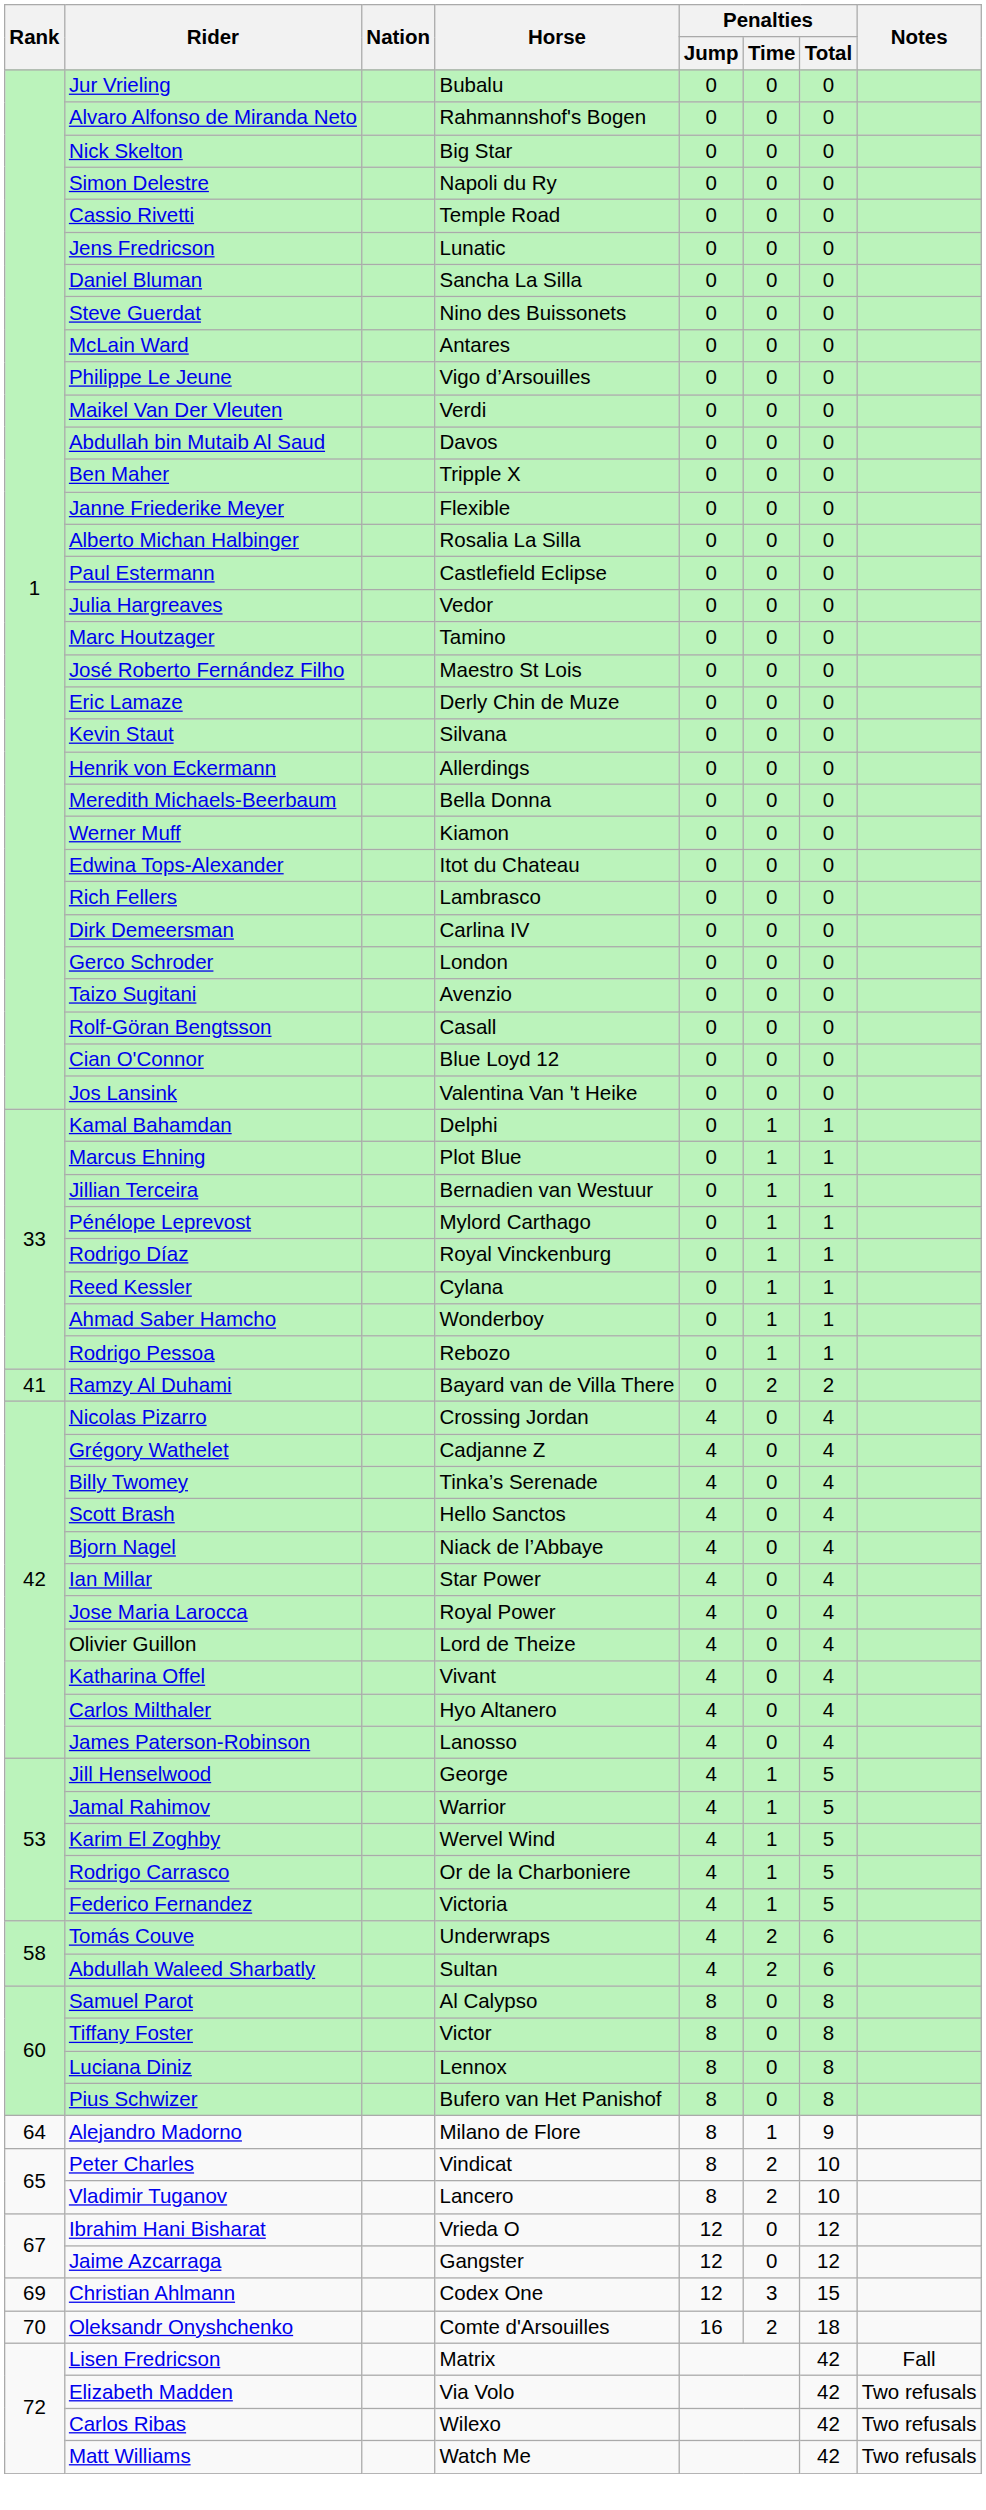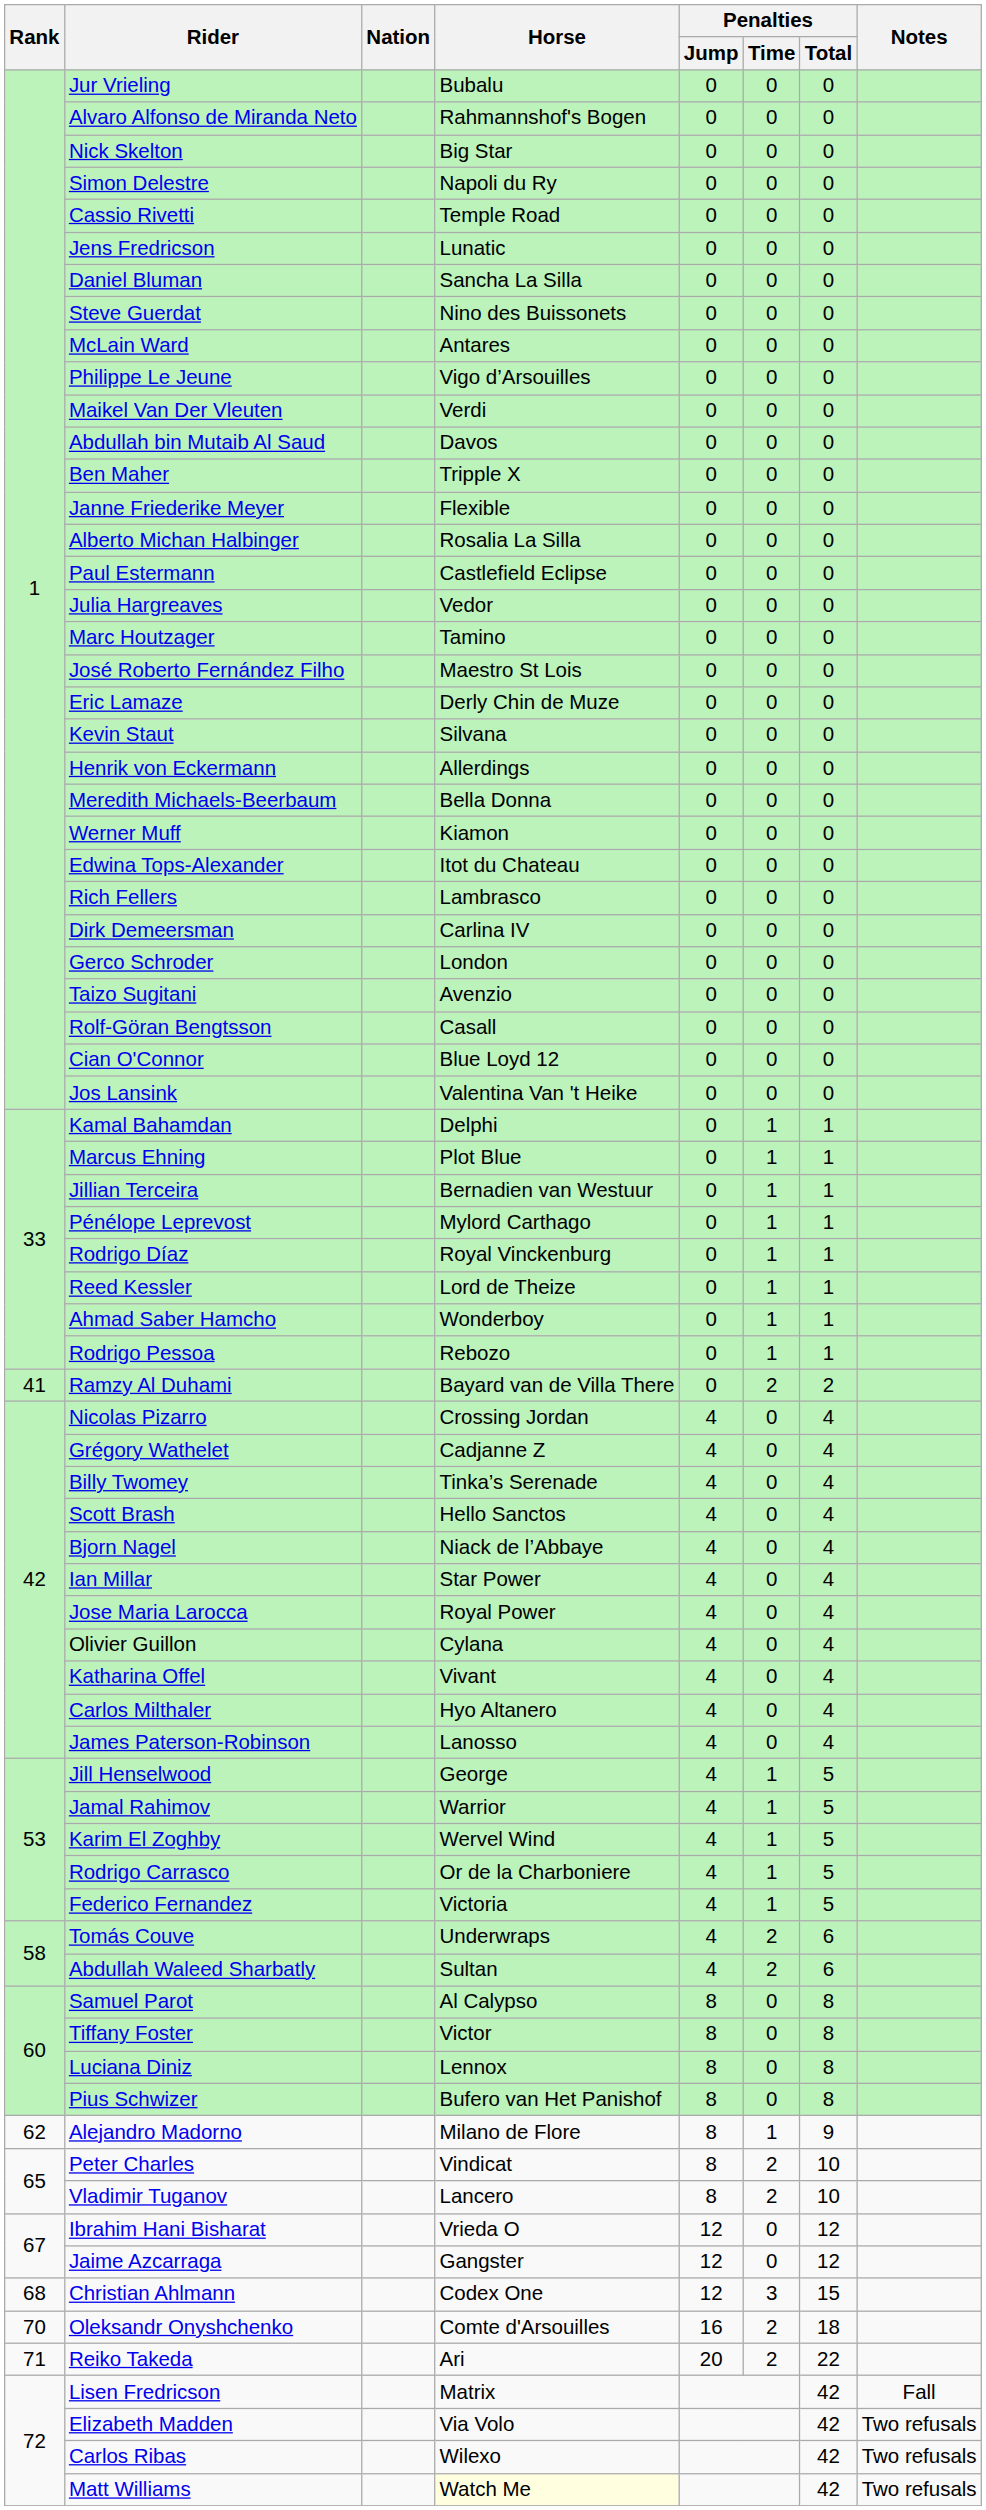(471, 1287) Cylana -> (508, 1287) Lord de Theize
(508, 1644) Lord de Theize -> (471, 1644) Cylana
(34, 2131) 64 -> (34, 2131) 62
(34, 2294) 69 -> (34, 2294) 68
+ row: (131, 2359)
(485, 2456) no background -> (485, 2489) lightyellow background
